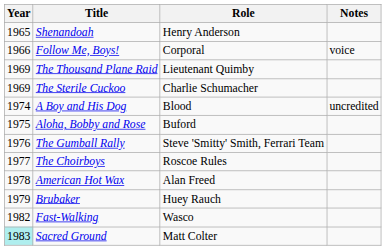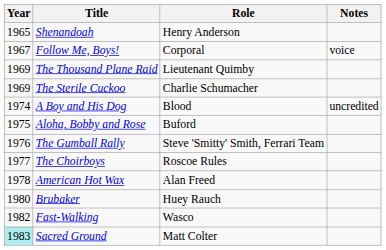(19, 50) 1966 -> (19, 50) 1967
(19, 198) 1979 -> (19, 198) 1980
